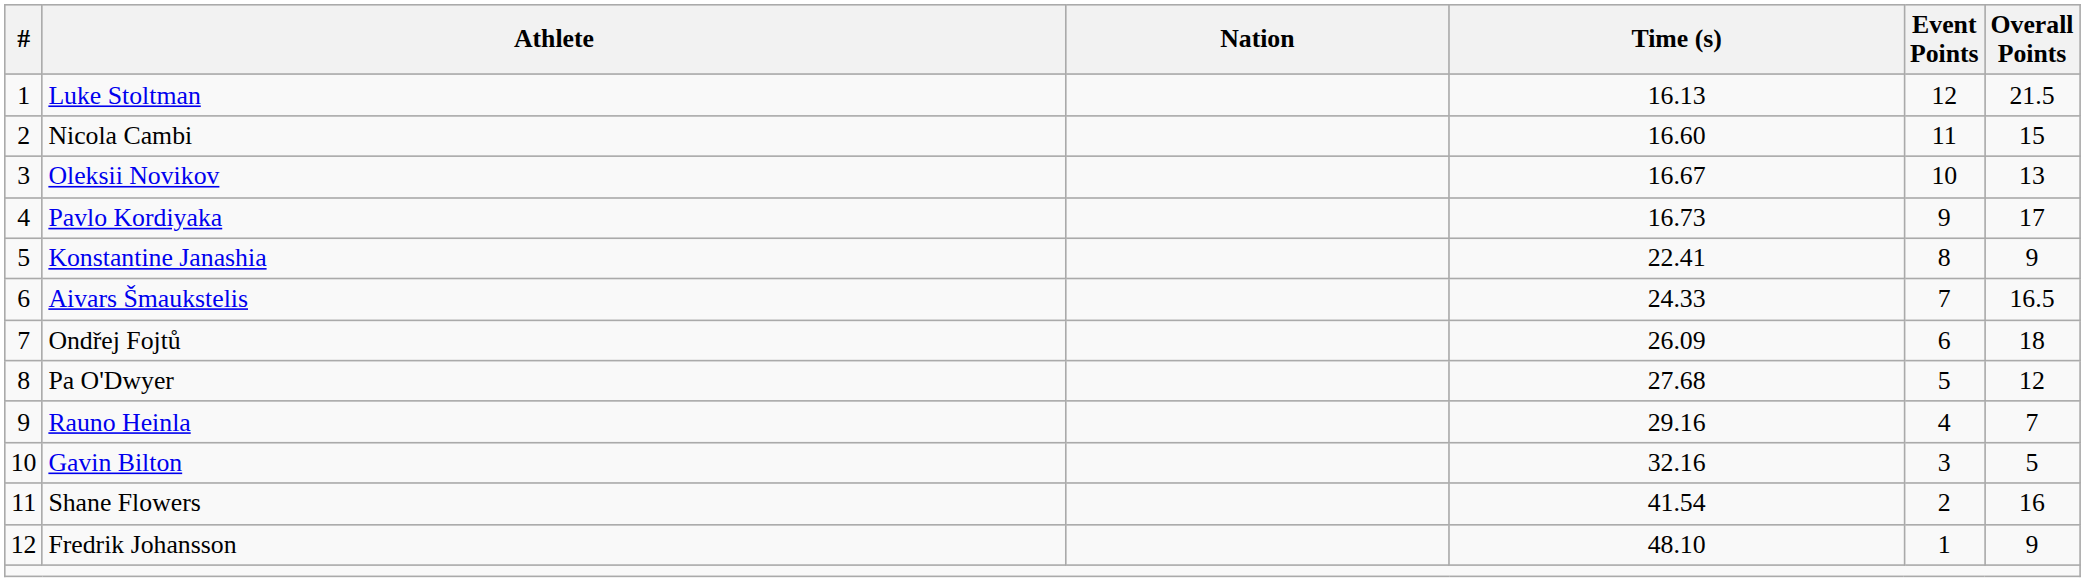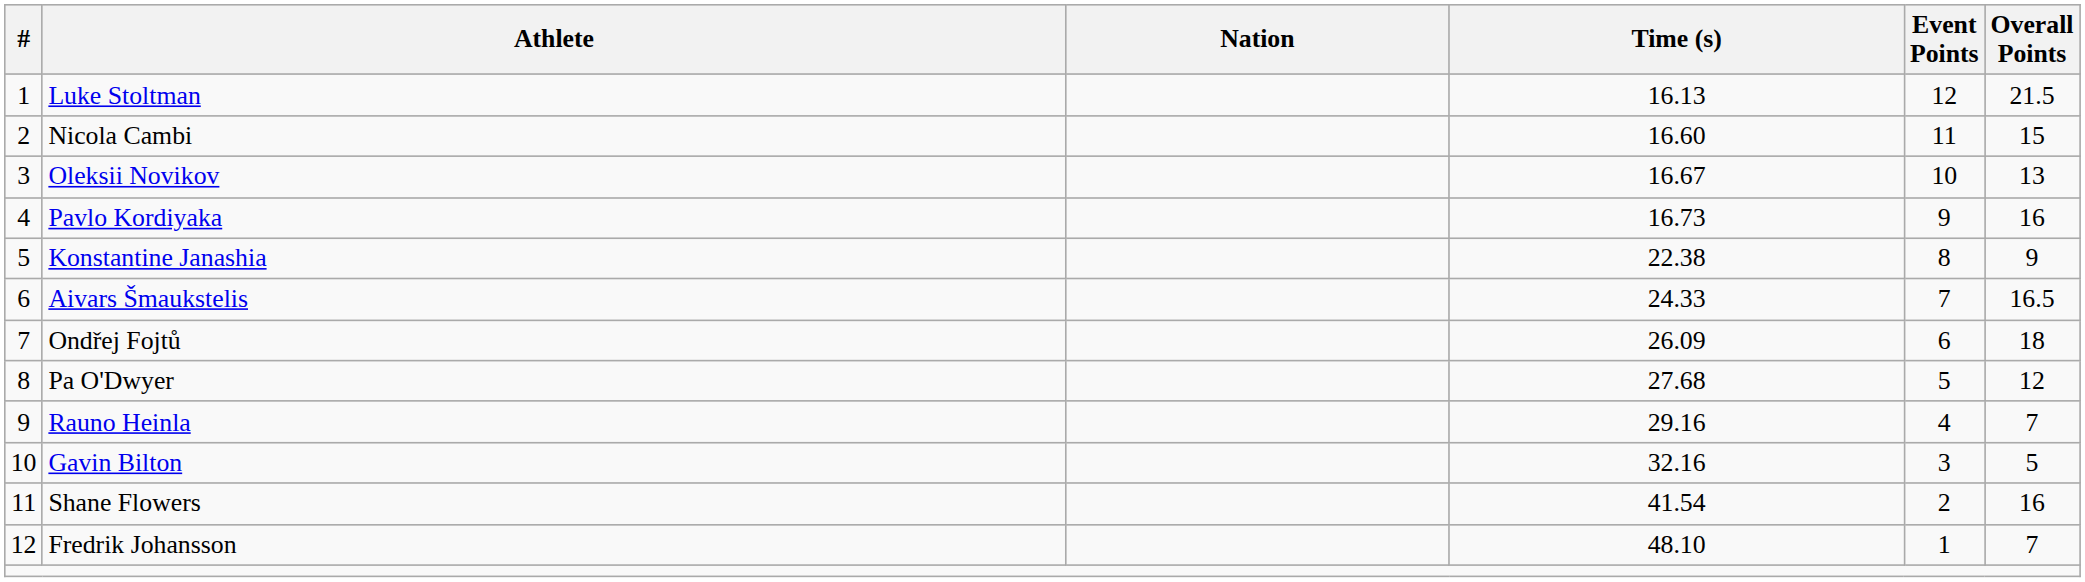(2032, 217) 17 -> (2032, 217) 16
(1677, 258) 22.41 -> (1677, 258) 22.38
(2032, 544) 9 -> (2032, 544) 7
